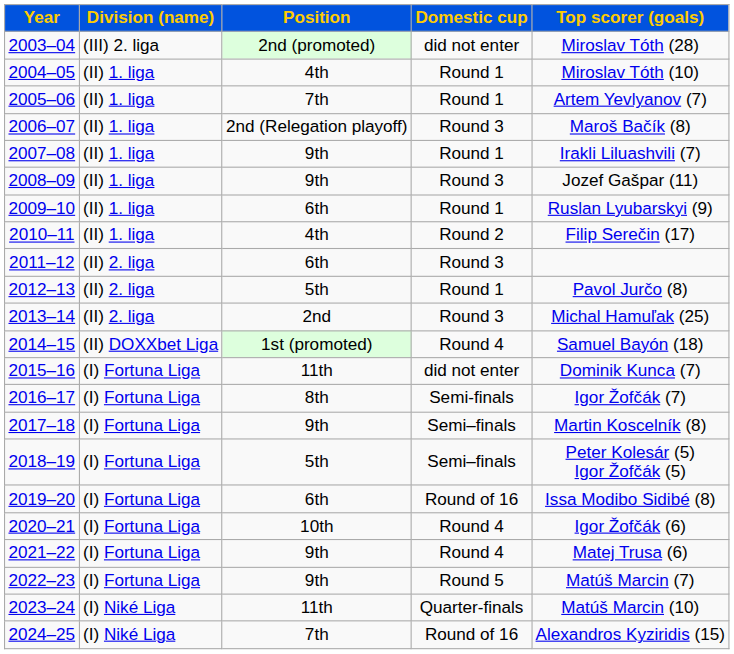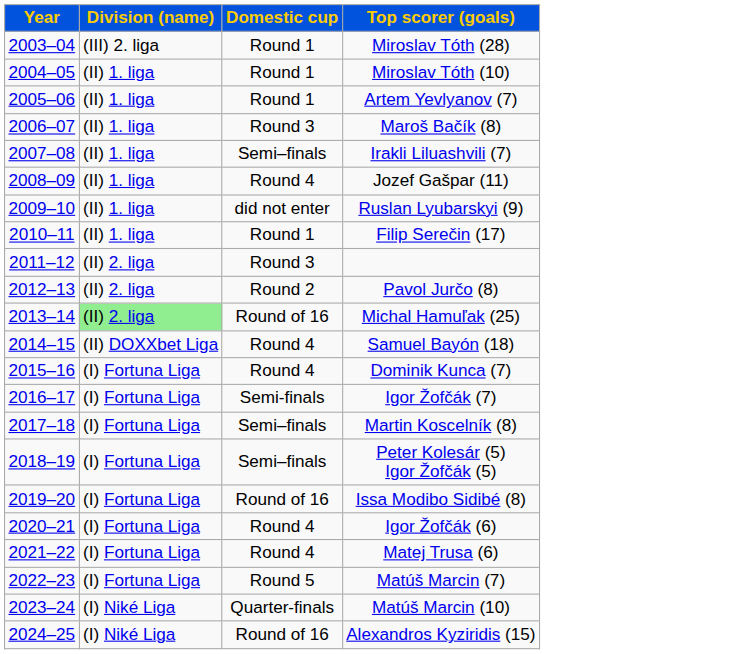- column: (317, 18)
(472, 45) did not enter -> (282, 45) Round 1
(472, 153) Round 1 -> (282, 153) Semi–finals
(472, 180) Round 3 -> (282, 180) Round 4
(472, 208) Round 1 -> (282, 208) did not enter
(472, 235) Round 2 -> (282, 235) Round 1
(472, 289) Round 1 -> (282, 289) Round 2
(119, 316) no background -> (119, 316) lightgreen background
(472, 316) Round 3 -> (282, 316) Round of 16
(472, 371) did not enter -> (282, 371) Round 4
